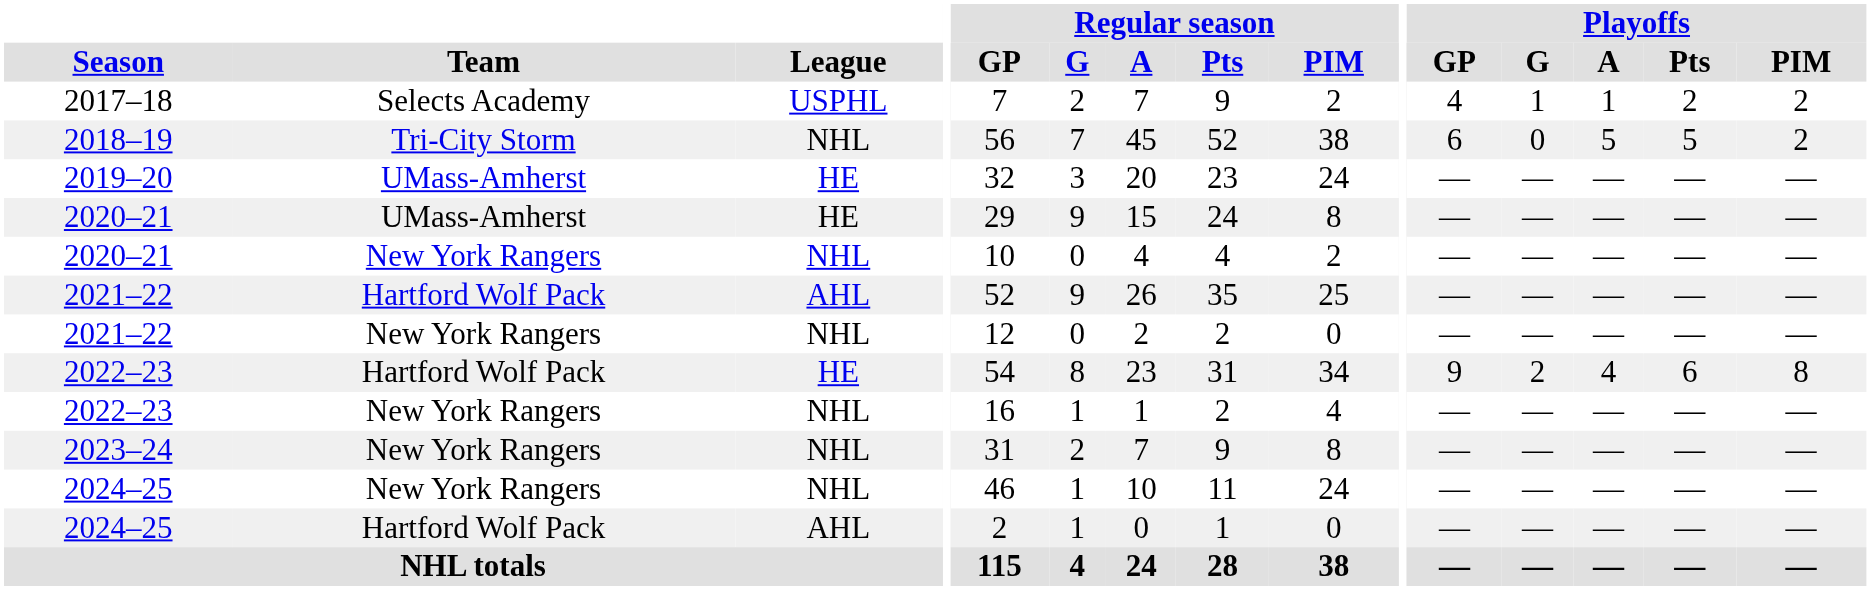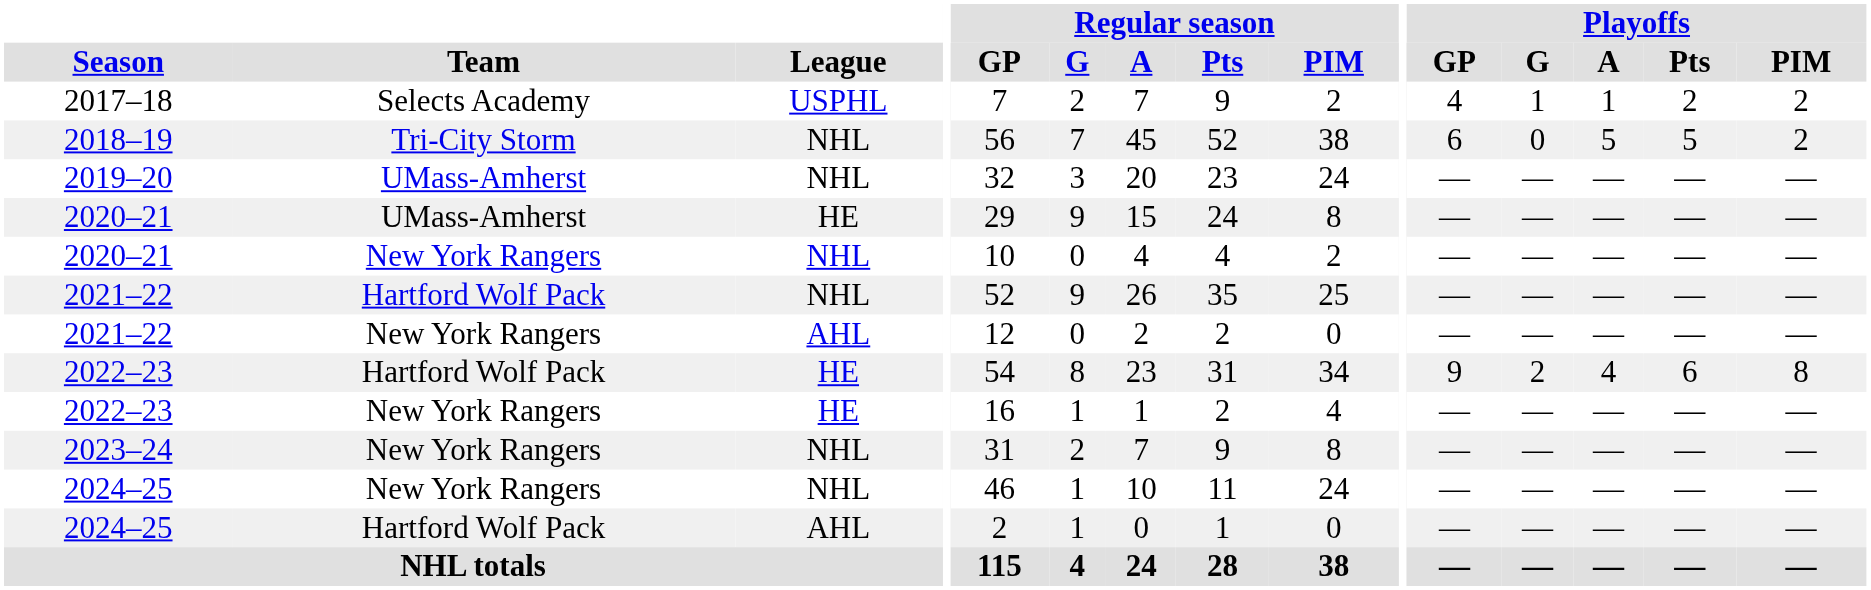(838, 178) HE -> (838, 178) NHL
(838, 294) AHL -> (838, 294) NHL
(838, 333) NHL -> (838, 333) AHL
(838, 410) NHL -> (838, 410) HE
